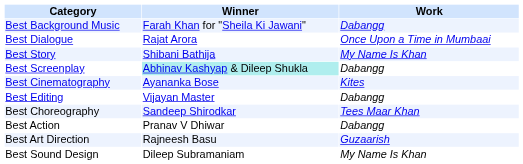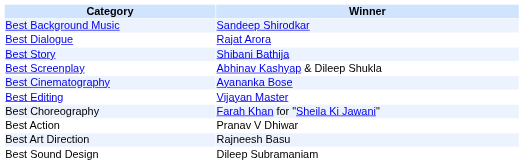- column: (429, 11)
(224, 25) Farah Khan for "Sheila Ki Jawani" -> (263, 25) Sandeep Shirodkar
(225, 68) paleturquoise background -> (299, 68) no background
(189, 111) Sandeep Shirodkar -> (298, 111) Farah Khan for "Sheila Ki Jawani"
